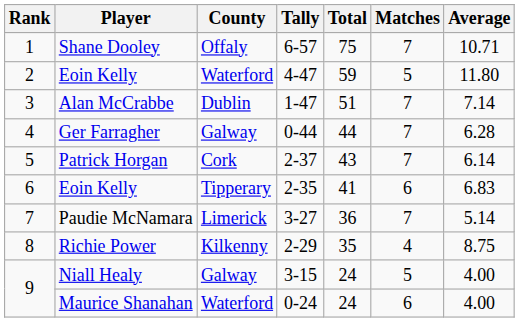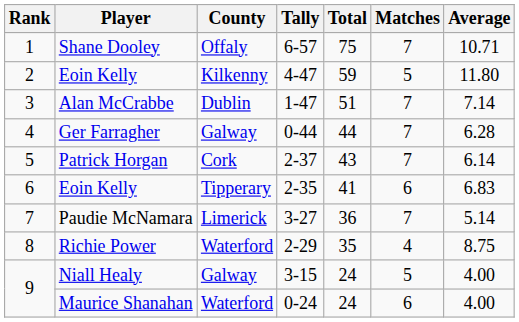(237, 75) Waterford -> (234, 75) Kilkenny
(234, 246) Kilkenny -> (237, 246) Waterford
